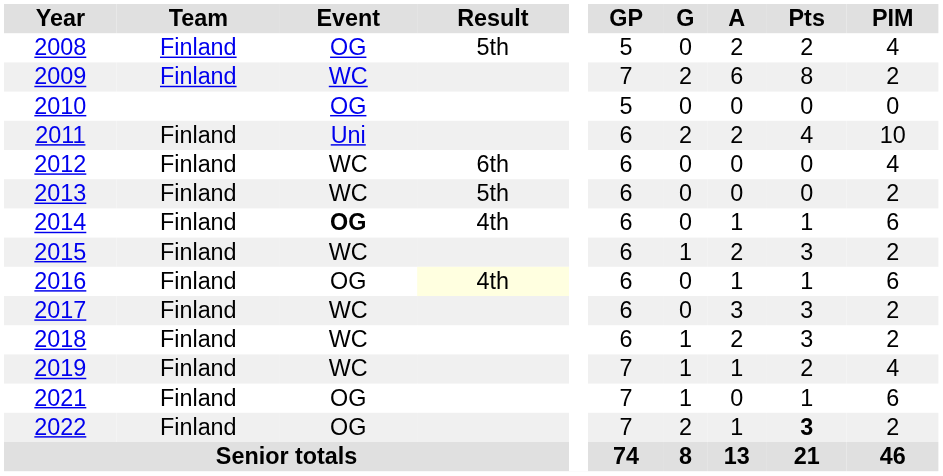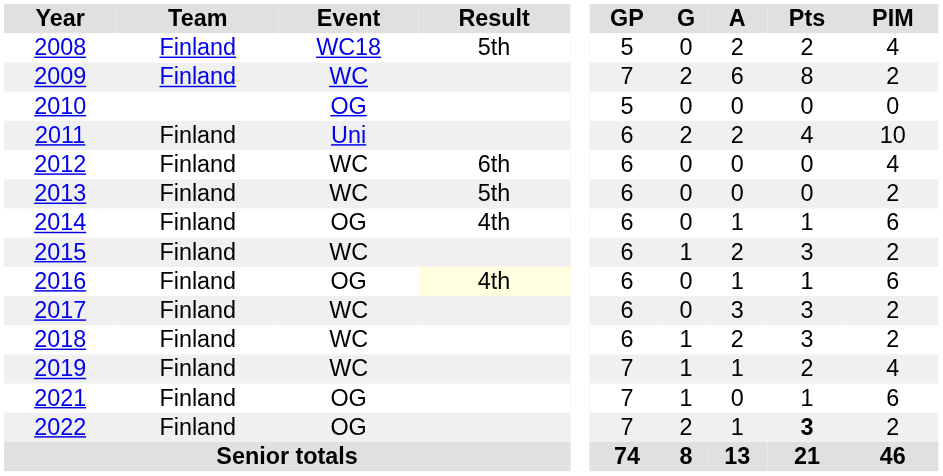(348, 47) OG -> (349, 47) WC18
(348, 222) bold -> (349, 222) normal
